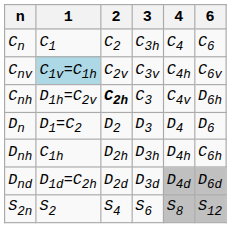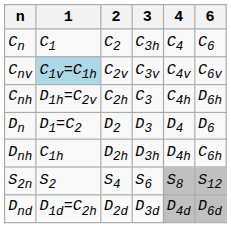(179, 71) C4h -> (179, 71) C4v
(116, 98) bold -> (116, 98) normal
(179, 98) C4v -> (179, 98) C4h
rows swapped: (20, 181) <-> (20, 208)
